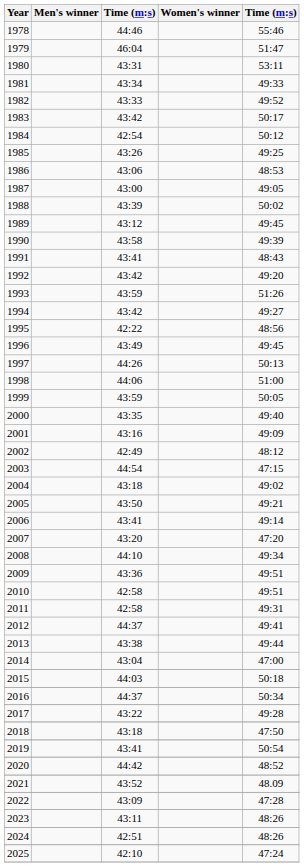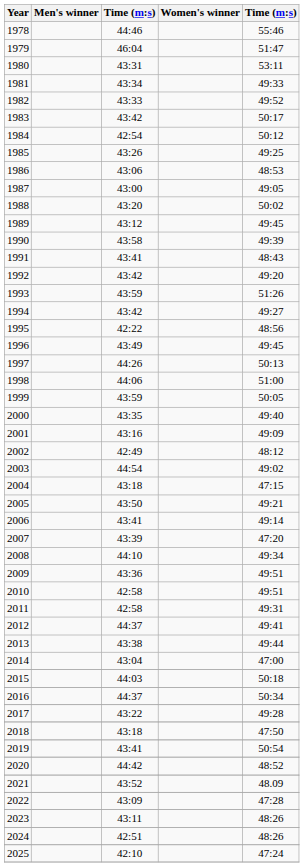(130, 205) 43:39 -> (130, 205) 43:20
(271, 468) 47:15 -> (271, 468) 49:02
(271, 485) 49:02 -> (271, 485) 47:15
(130, 538) 43:20 -> (130, 538) 43:39
